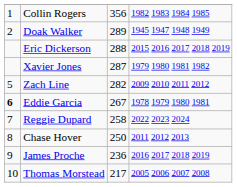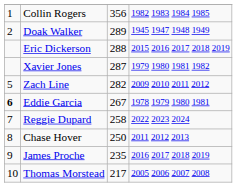(118, 155) 236 -> (118, 155) 235
